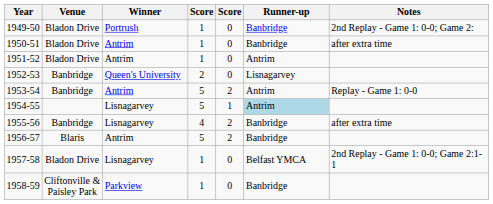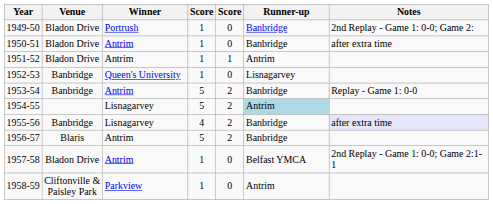(230, 59) 0 -> (230, 59) 1
(202, 75) 2 -> (202, 75) 1
(260, 91) Antrim -> (267, 91) Banbridge
(230, 106) 1 -> (230, 106) 2
(362, 122) no background -> (362, 122) lavender background
(129, 159) Lisnagarvey -> (119, 159) Antrim
(267, 186) Banbridge -> (260, 186) Antrim
